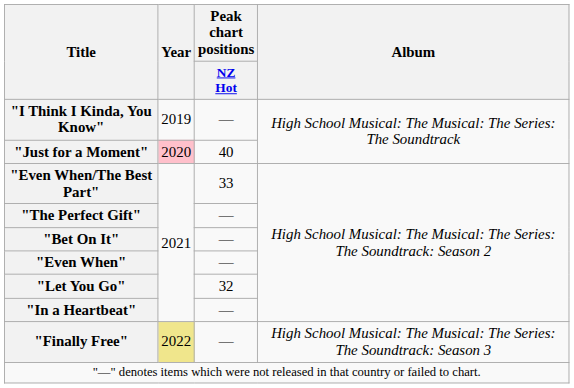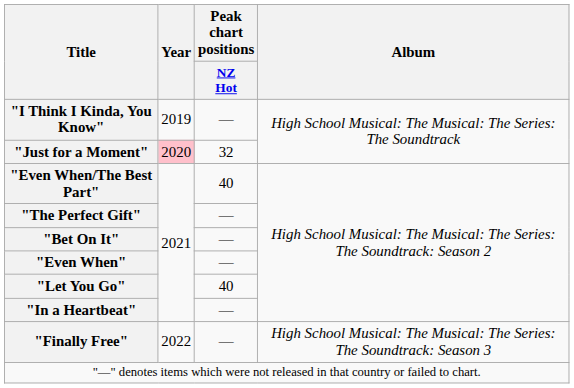(226, 151) 40 -> (226, 151) 32
(226, 183) 33 -> (226, 183) 40
(226, 286) 32 -> (226, 286) 40
(176, 341) khaki background -> (176, 341) no background
